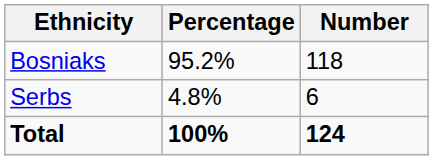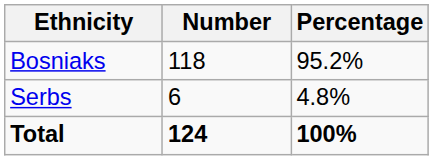columns swapped: (364, 23) <-> (231, 23)
